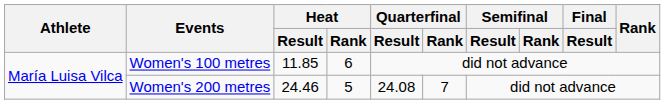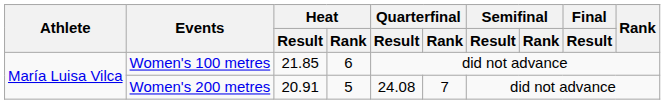(300, 64) 11.85 -> (300, 64) 21.85
(300, 88) 24.46 -> (300, 88) 20.91
